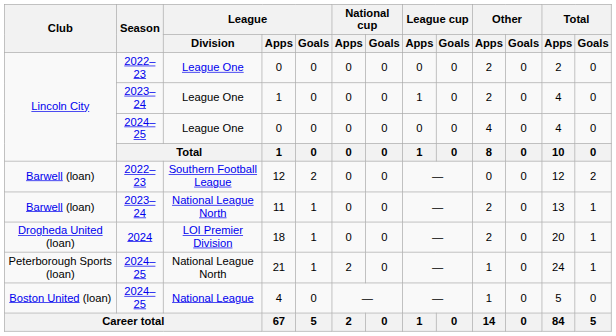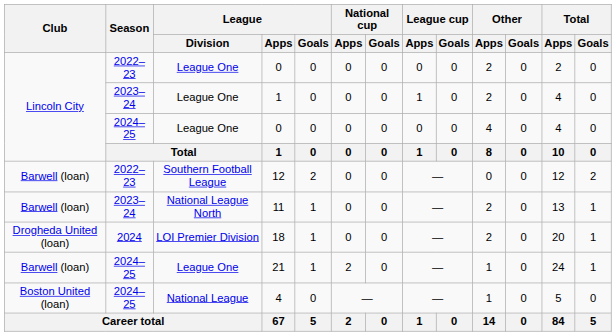(60, 267) Peterborough Sports (loan) -> (55, 267) Barwell (loan)
(213, 267) National League North -> (208, 267) League One
